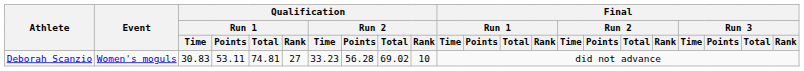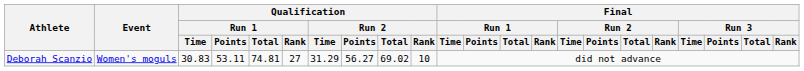(325, 58) 33.23 -> (325, 58) 31.29
(360, 58) 56.28 -> (360, 58) 56.27
